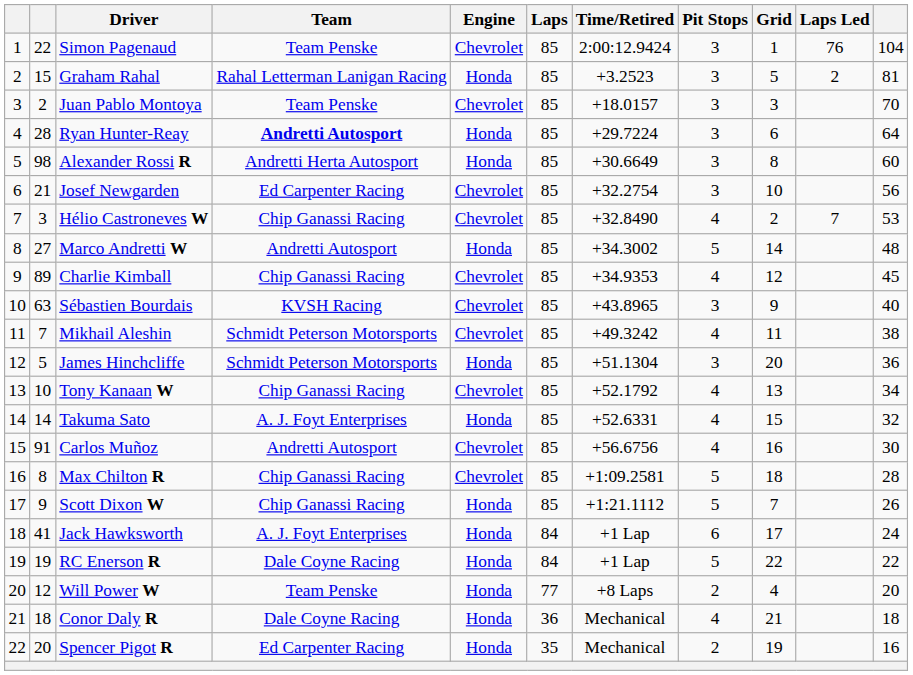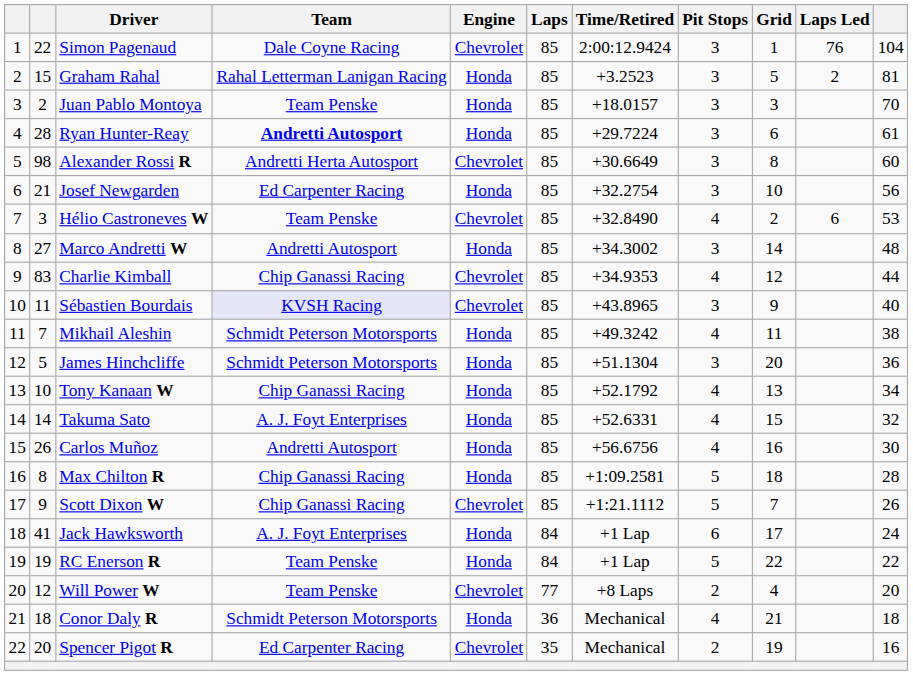(332, 47) Team Penske -> (332, 47) Dale Coyne Racing
(489, 104) Chevrolet -> (489, 104) Honda
(891, 133) 64 -> (891, 133) 61
(489, 161) Honda -> (489, 161) Chevrolet
(489, 190) Chevrolet -> (489, 190) Honda
(332, 218) Chip Ganassi Racing -> (332, 218) Team Penske
(835, 218) 7 -> (835, 218) 6
(715, 247) 5 -> (715, 247) 3
(43, 276) 89 -> (43, 276) 83
(891, 276) 45 -> (891, 276) 44
(43, 304) 63 -> (43, 304) 11
(332, 304) no background -> (332, 304) lavender background
(489, 333) Chevrolet -> (489, 333) Honda
(489, 390) Chevrolet -> (489, 390) Honda
(43, 447) 91 -> (43, 447) 26
(489, 447) Chevrolet -> (489, 447) Honda
(489, 476) Chevrolet -> (489, 476) Honda
(489, 504) Honda -> (489, 504) Chevrolet
(332, 561) Dale Coyne Racing -> (332, 561) Team Penske
(489, 590) Honda -> (489, 590) Chevrolet
(332, 618) Dale Coyne Racing -> (332, 618) Schmidt Peterson Motorsports
(489, 647) Honda -> (489, 647) Chevrolet
